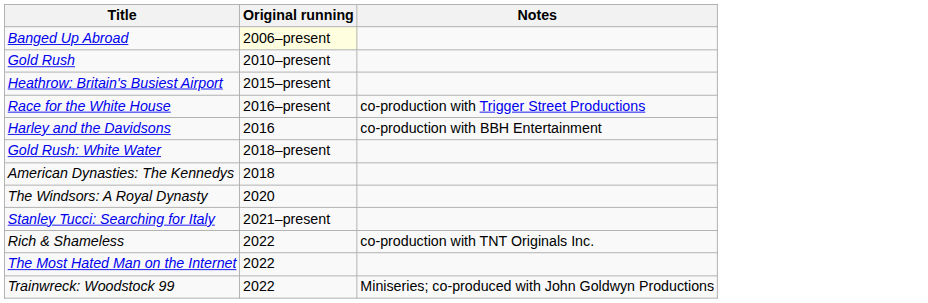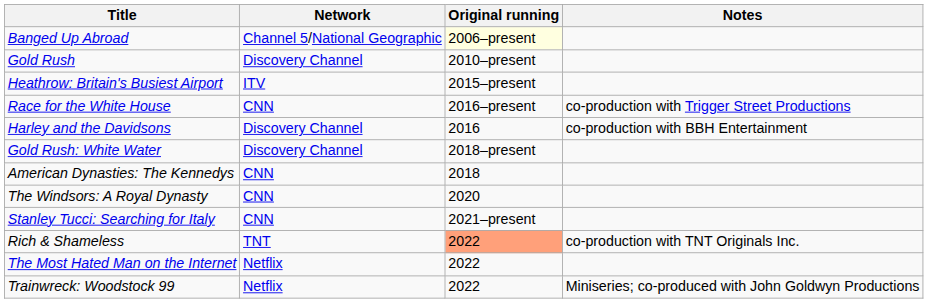+ column: (342, 15)
(259, 241) no background -> (464, 241) lightsalmon background
